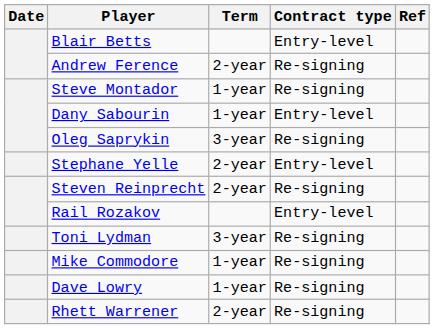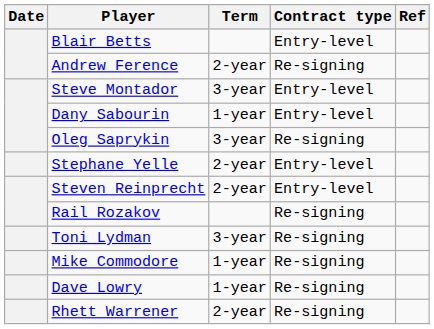(240, 91) 1-year -> (240, 91) 3-year
(319, 91) Re-signing -> (324, 91) Entry-level
(319, 189) Re-signing -> (324, 189) Entry-level
(324, 213) Entry-level -> (319, 213) Re-signing
